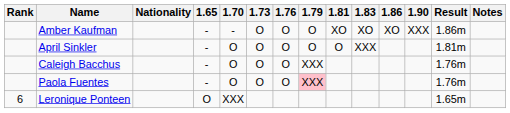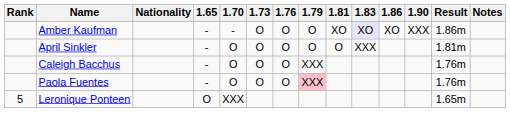(365, 30) no background -> (365, 30) lavender background
(20, 99) 6 -> (20, 99) 5
